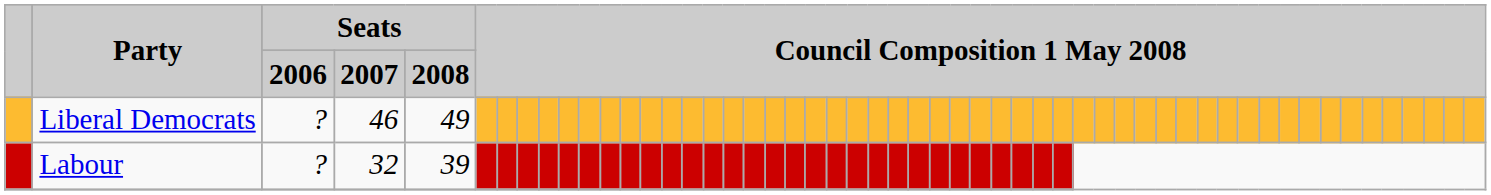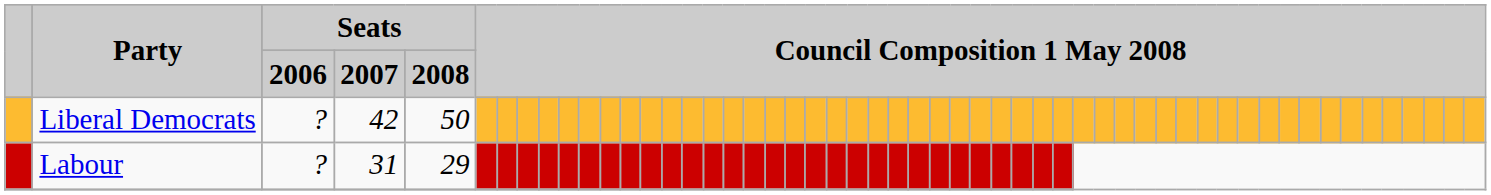(384, 119) 46 -> (384, 119) 42
(455, 119) 49 -> (455, 119) 50
(384, 165) 32 -> (384, 165) 31
(455, 165) 39 -> (455, 165) 29
